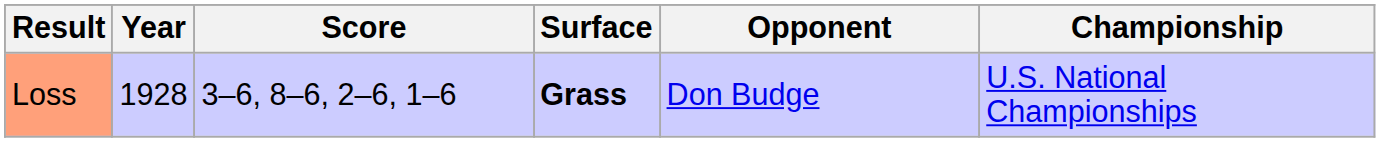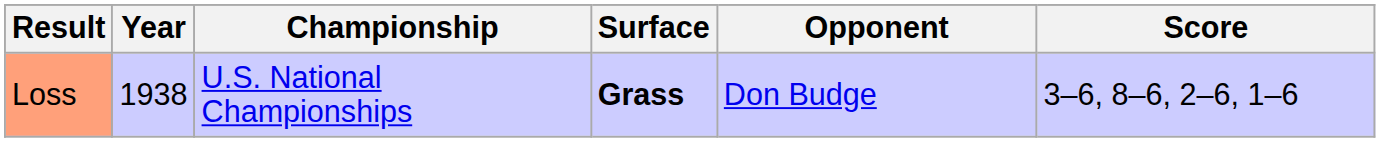columns swapped: (1177, 28) <-> (364, 28)
(153, 94) 1928 -> (153, 94) 1938
